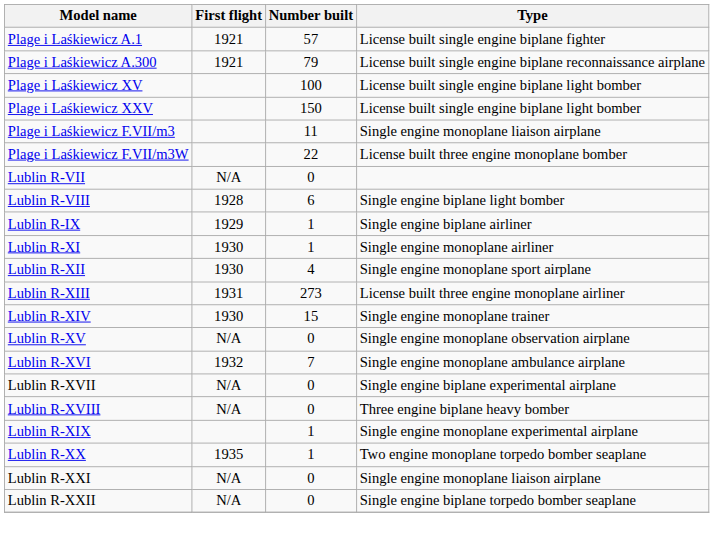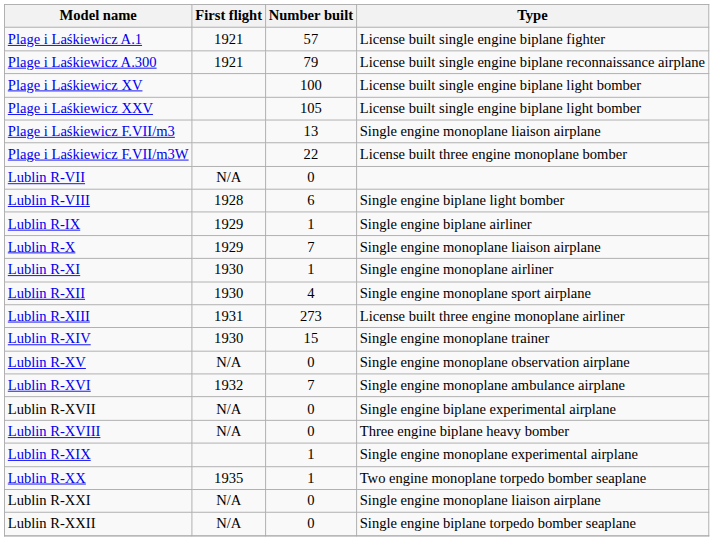(311, 108) 150 -> (311, 108) 105
(311, 131) 11 -> (311, 131) 13
+ row: (42, 246)
